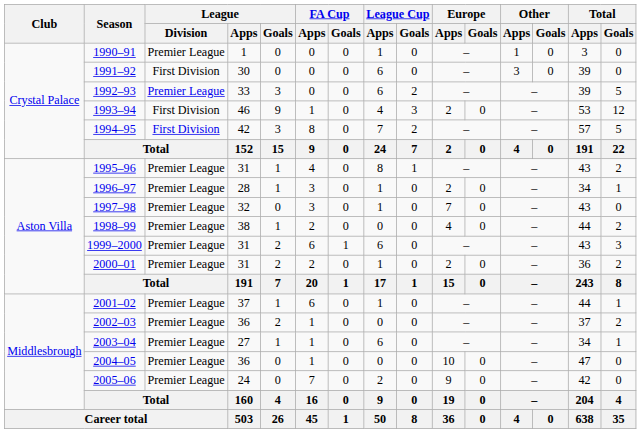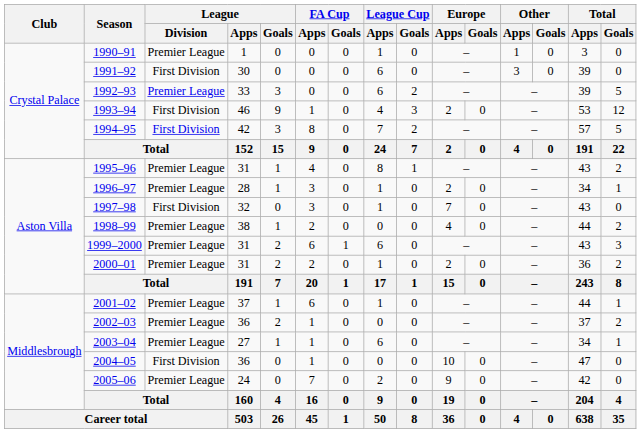(186, 206) Premier League -> (186, 206) First Division
(186, 361) Premier League -> (186, 361) First Division
